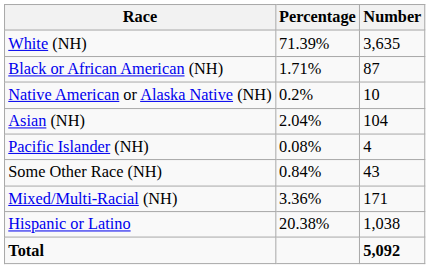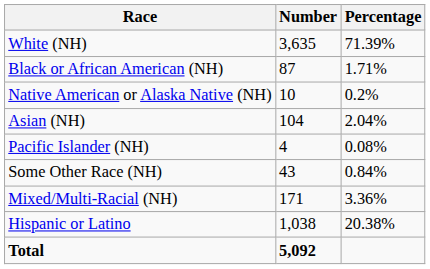columns swapped: (392, 17) <-> (317, 17)
